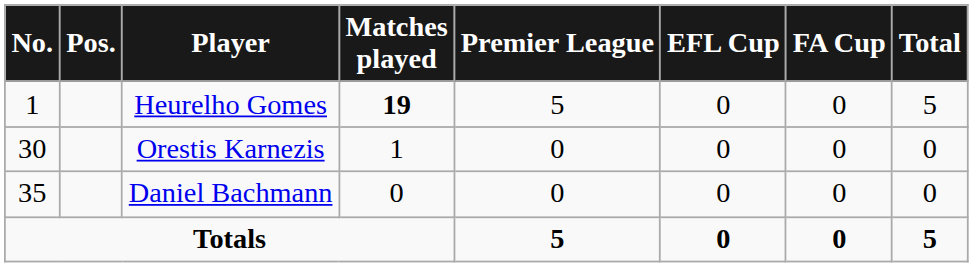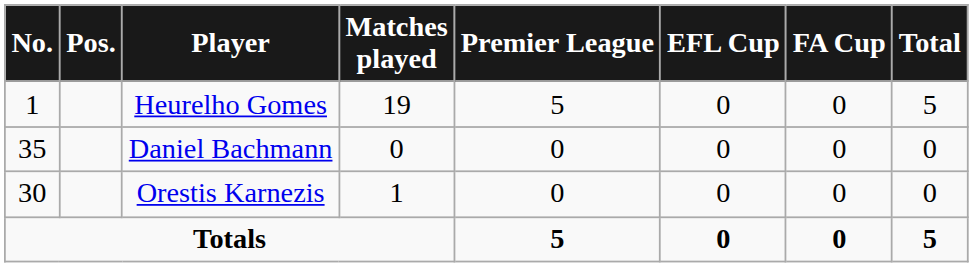(397, 103) bold -> (397, 103) normal
rows swapped: (231, 148) <-> (231, 193)
